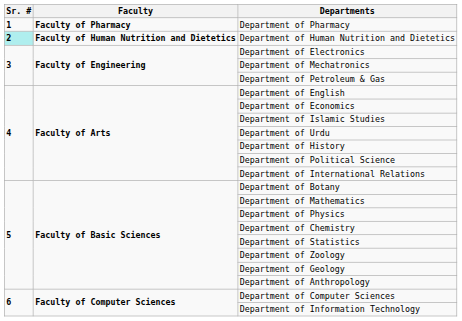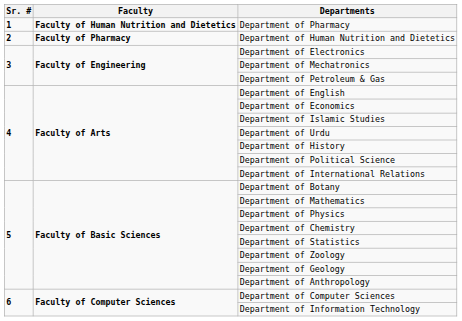(83, 25) Faculty of Pharmacy -> (135, 25) Faculty of Human Nutrition and Dietetics
(9, 38) paleturquoise background -> (9, 38) no background
(135, 38) Faculty of Human Nutrition and Dietetics -> (83, 38) Faculty of Pharmacy
